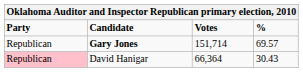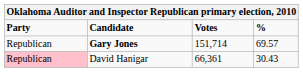(208, 59) 66,364 -> (208, 59) 66,361
